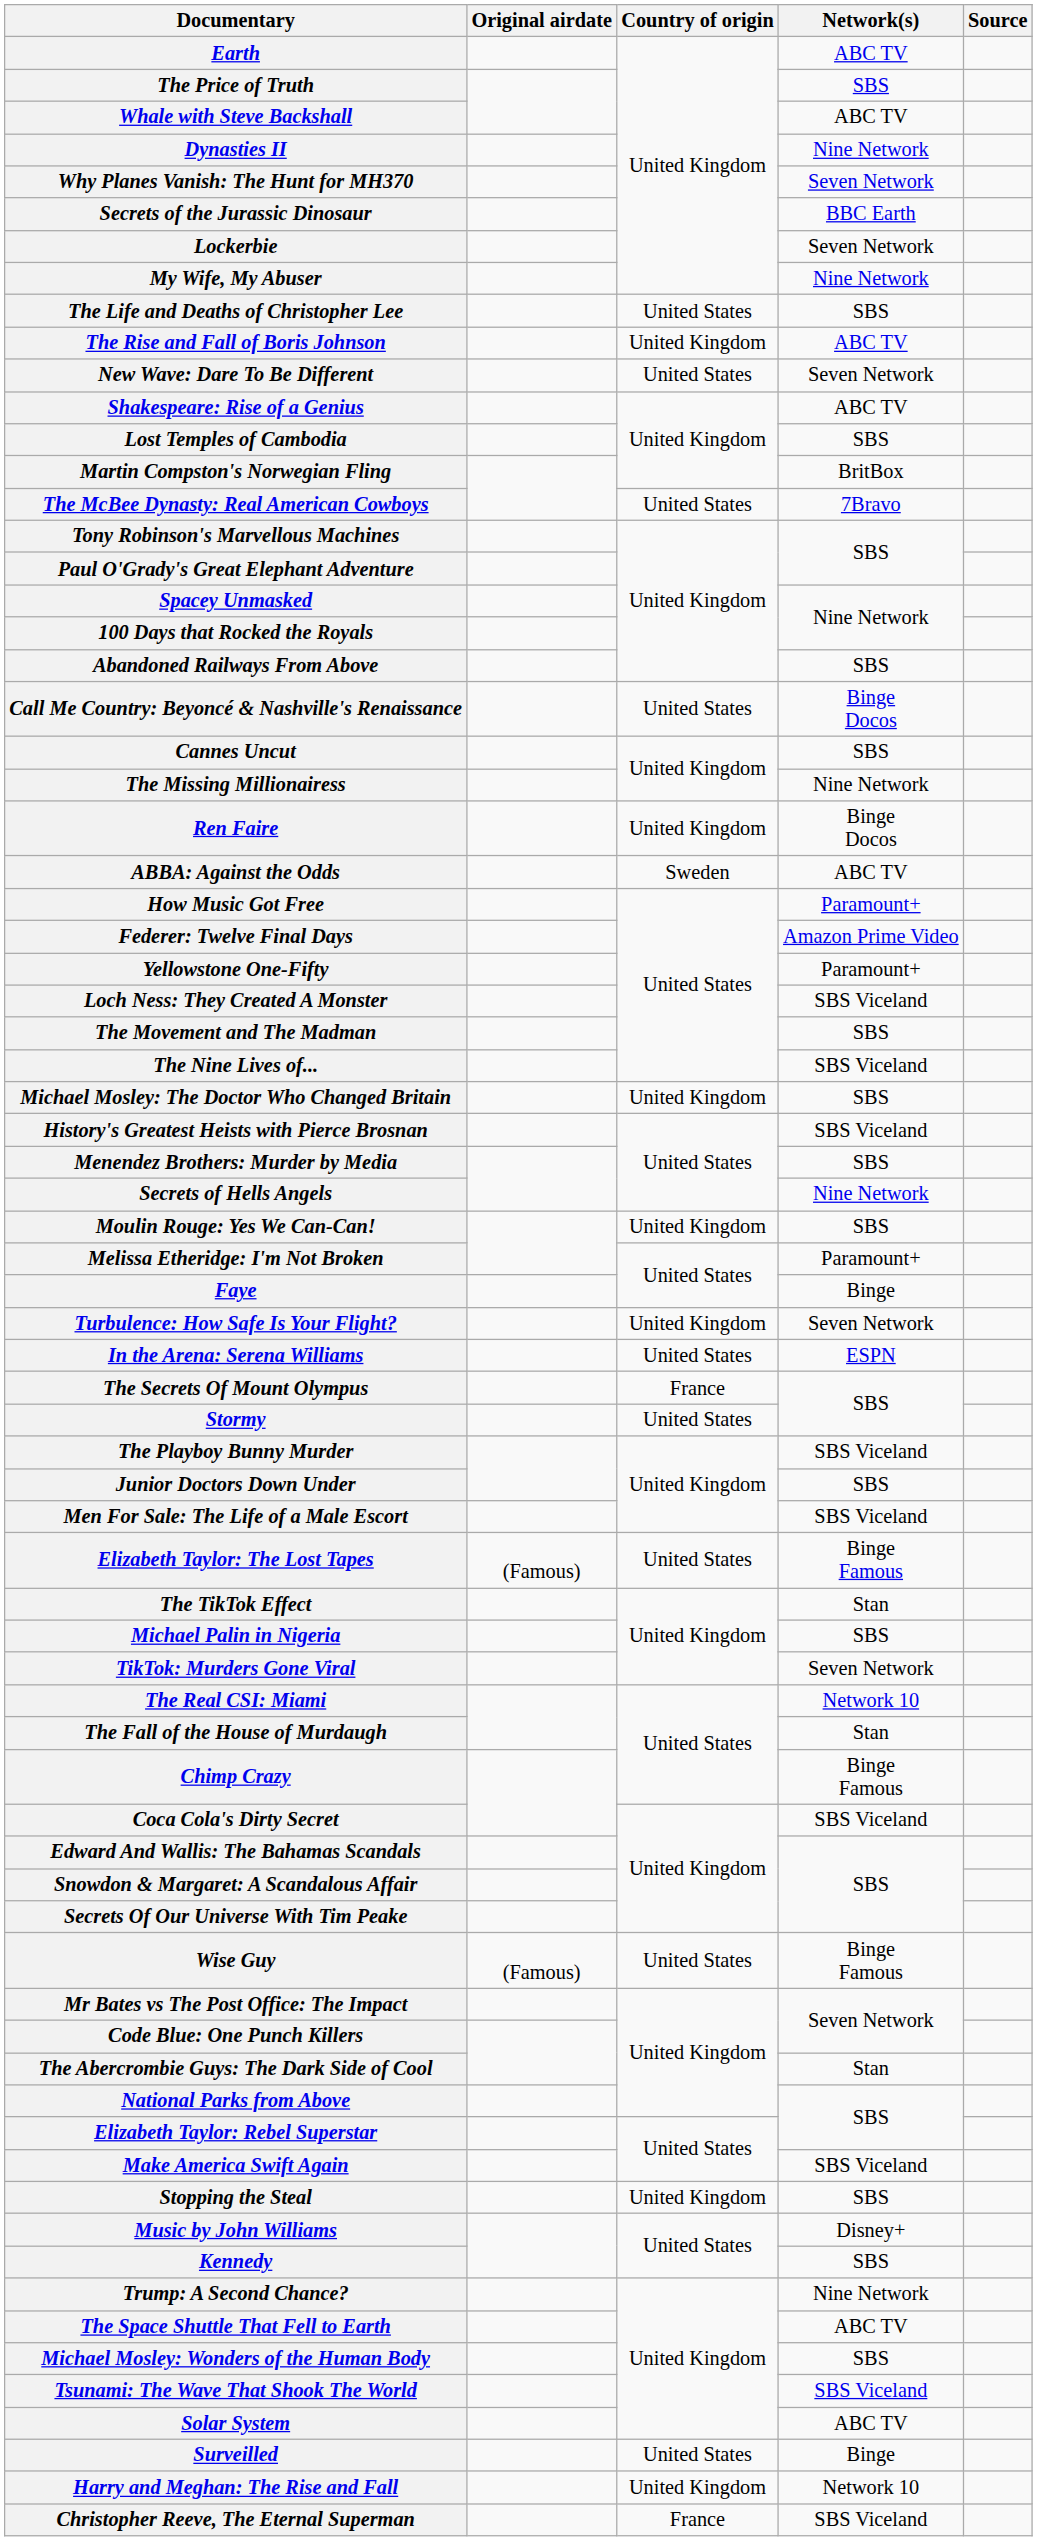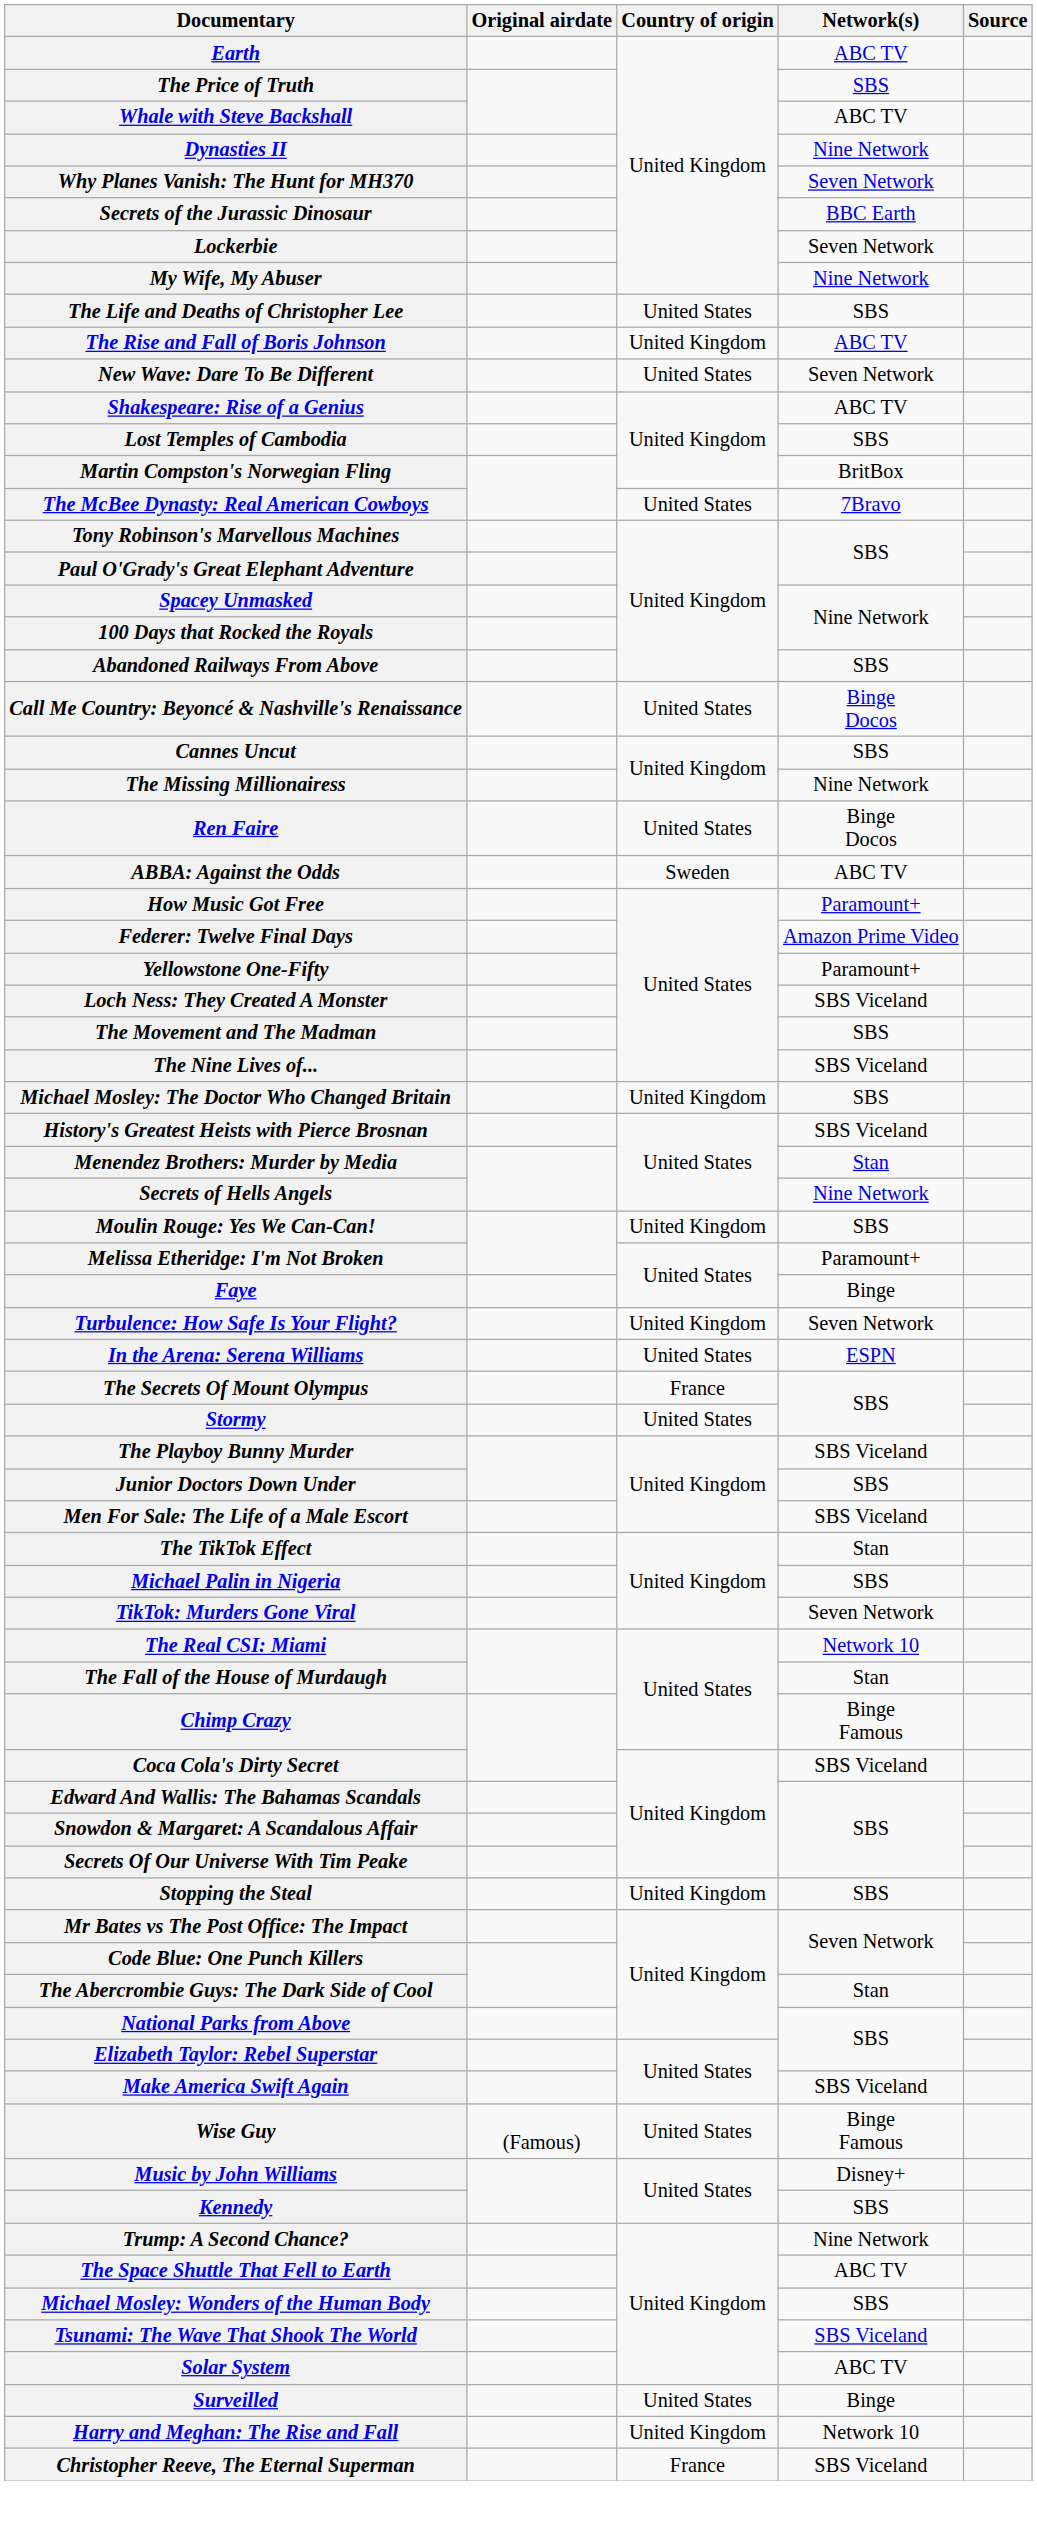(697, 828) United Kingdom -> (697, 828) United States
(871, 1162) SBS -> (871, 1162) Stan
- row: (236, 1560)
rows swapped: (236, 1960) <-> (236, 2197)
